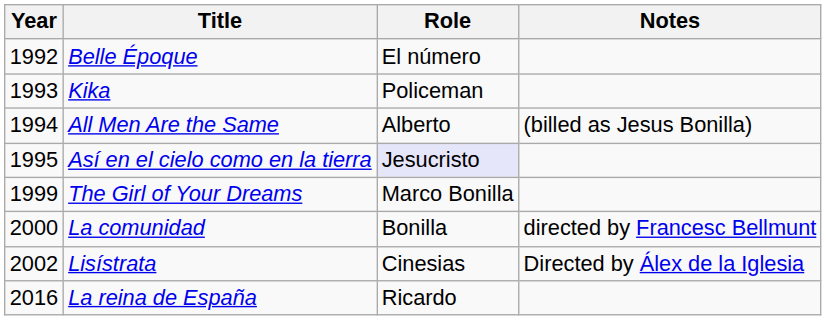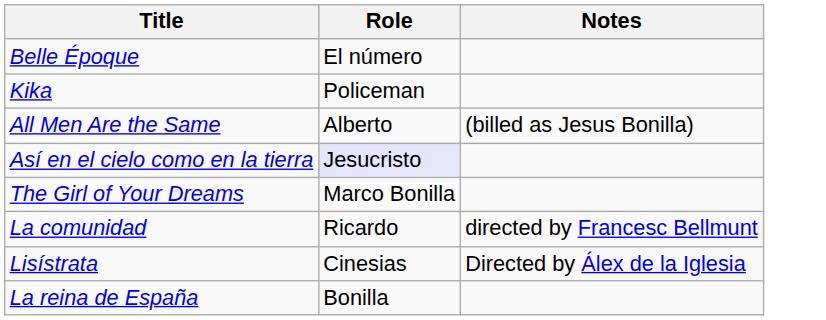- column: (34, 21)
(414, 228) Bonilla -> (361, 228) Ricardo
(419, 297) Ricardo -> (356, 297) Bonilla
